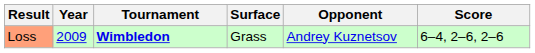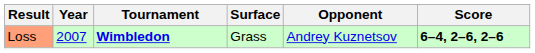(71, 36) 2009 -> (71, 36) 2007
(462, 36) normal -> (462, 36) bold
